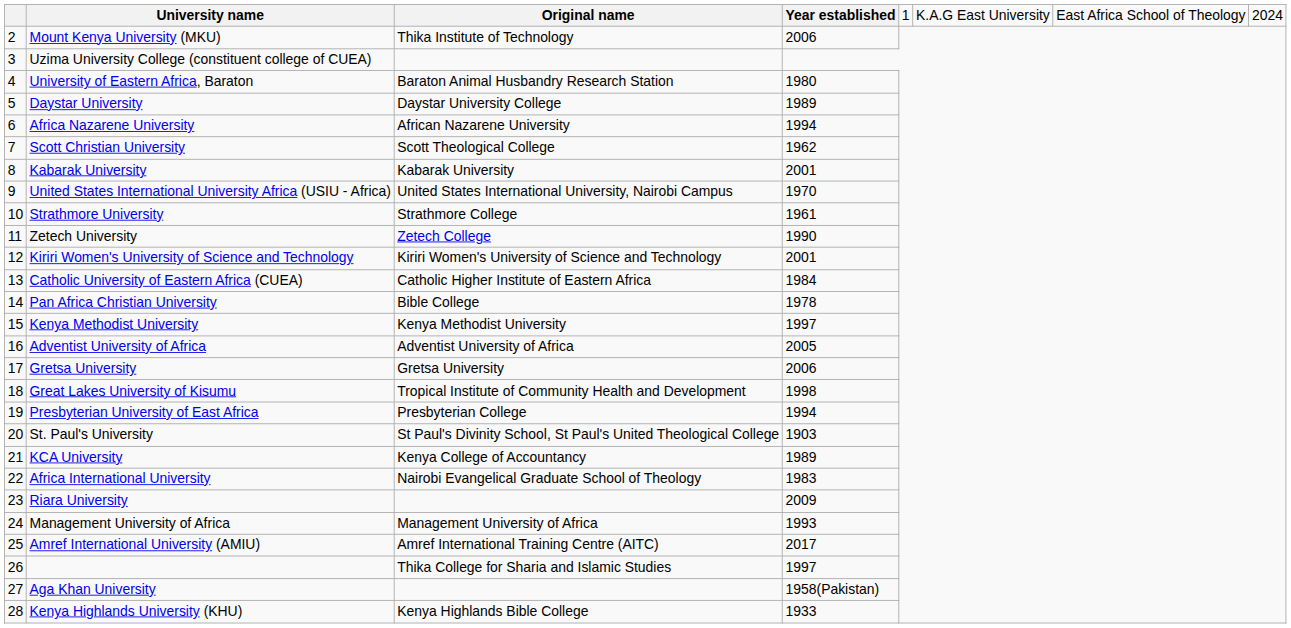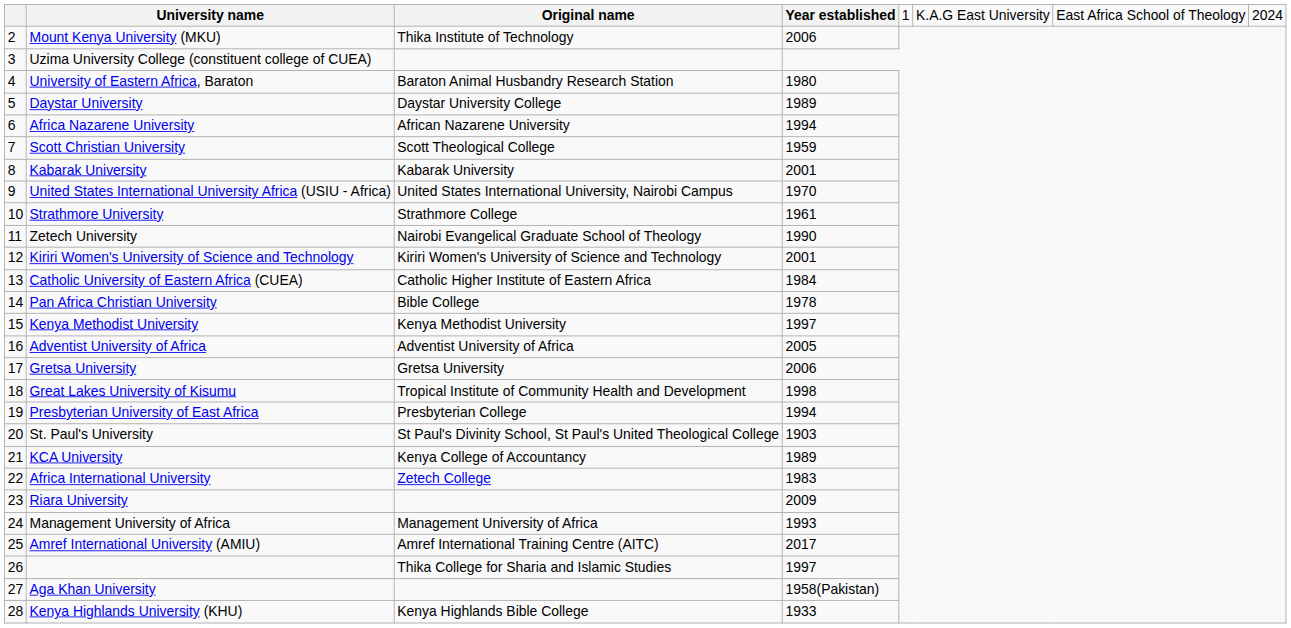(801, 147) 1962 -> (801, 147) 1959
(444, 236) Zetech College -> (549, 236) Nairobi Evangelical Graduate School of Theology
(549, 479) Nairobi Evangelical Graduate School of Theology -> (444, 479) Zetech College
